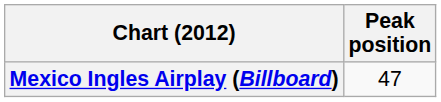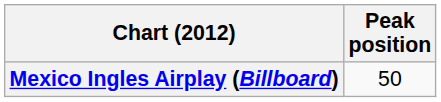(390, 79) 47 -> (390, 79) 50
